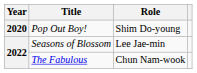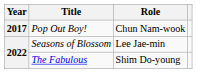(17, 28) 2020 -> (17, 28) 2017
(148, 28) Shim Do-young -> (150, 28) Chun Nam-wook
(150, 60) Chun Nam-wook -> (148, 60) Shim Do-young
